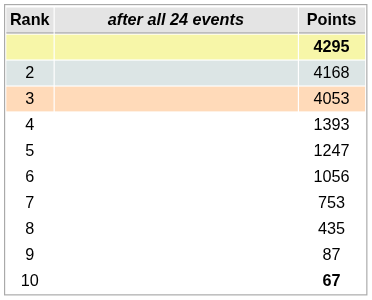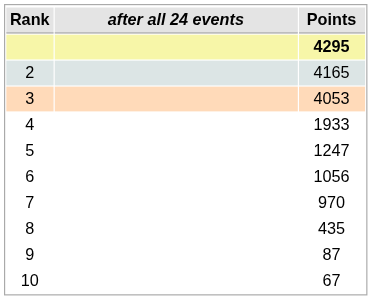(332, 73) 4168 -> (332, 73) 4165
(332, 125) 1393 -> (332, 125) 1933
(332, 203) 753 -> (332, 203) 970
(332, 281) bold -> (332, 281) normal
